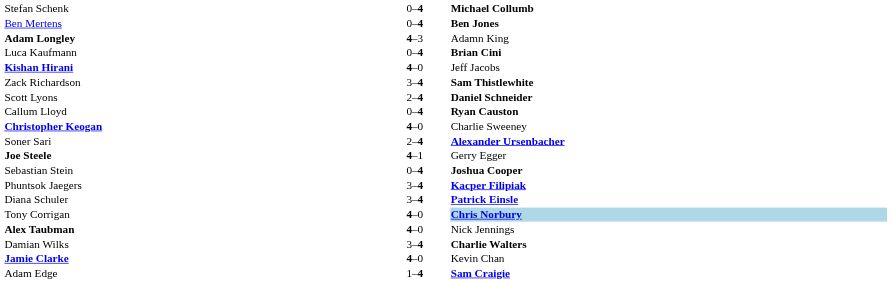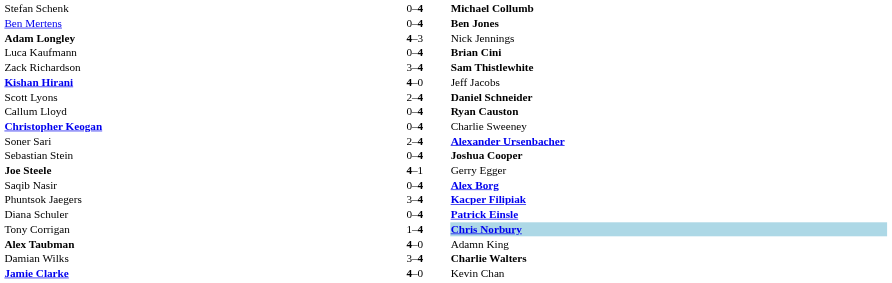(480, 38) Adamn King -> (483, 38) Nick Jennings
rows swapped: (39, 67) <-> (43, 82)
(415, 126) 4–0 -> (415, 126) 0–4
rows swapped: (28, 155) <-> (39, 170)
+ row: (31, 185)
(415, 200) 3–4 -> (415, 214) 0–4
(415, 214) 4–0 -> (415, 229) 1–4
(483, 229) Nick Jennings -> (480, 244) Adamn King
- row: (31, 273)
